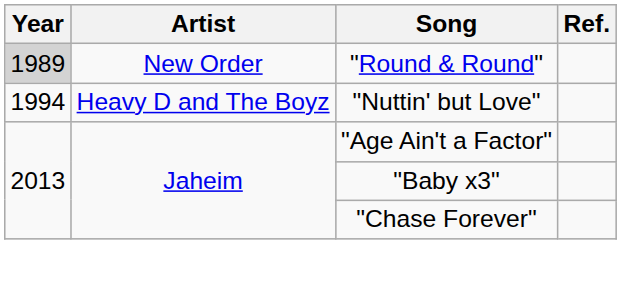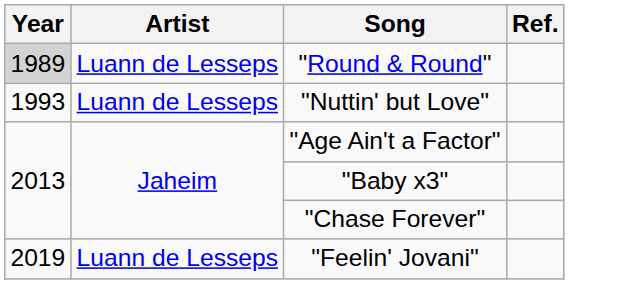(203, 63) New Order -> (177, 63) Luann de Lesseps
(38, 102) 1994 -> (38, 102) 1993
(203, 102) Heavy D and The Boyz -> (177, 102) Luann de Lesseps
+ row: (395, 258)
